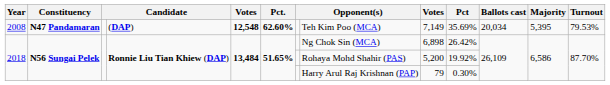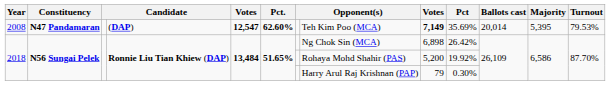(246, 27) 12,548 -> (246, 27) 12,547
(433, 27) normal -> (433, 27) bold
(494, 27) 20,034 -> (494, 27) 20,014
